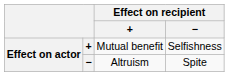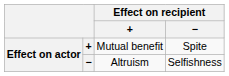(195, 46) Selfishness -> (195, 46) Spite
(195, 63) Spite -> (195, 63) Selfishness
